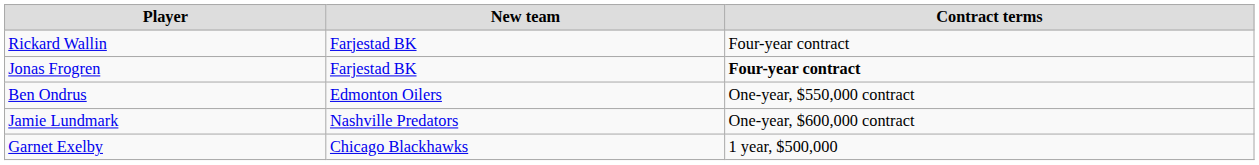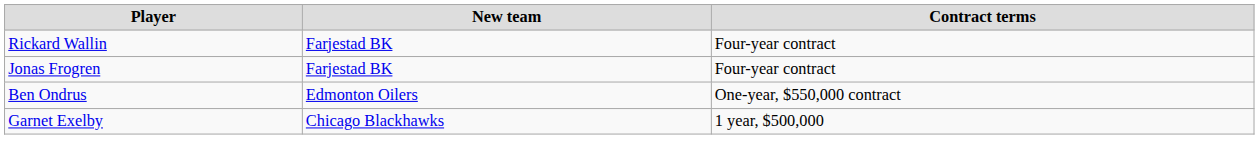(794, 69) bold -> (775, 69) normal
- row: (63, 120)
